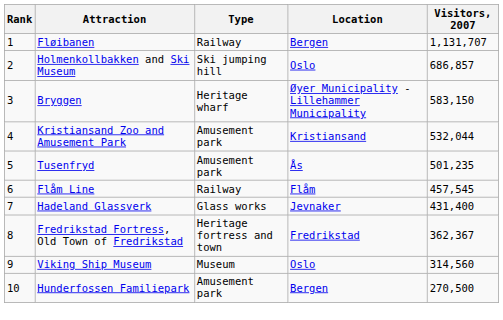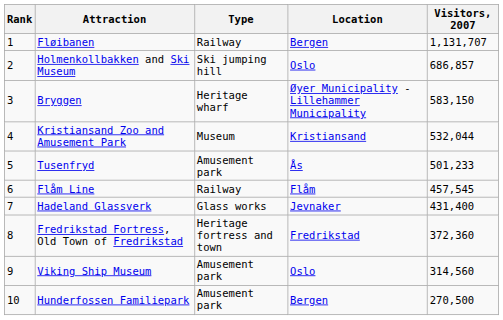(225, 136) Amusement park -> (216, 136) Museum
(452, 166) 501,235 -> (452, 166) 501,233
(452, 235) 362,367 -> (452, 235) 372,360
(216, 265) Museum -> (225, 271) Amusement park
